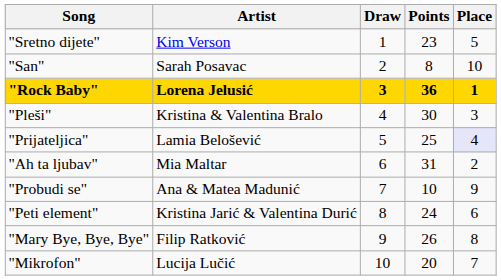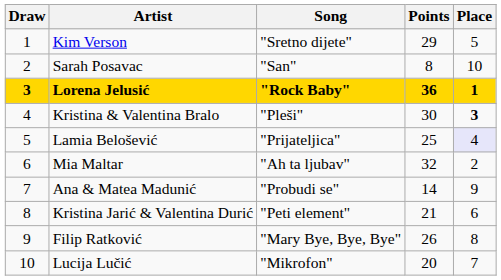columns swapped: (383, 16) <-> (79, 16)
(429, 41) 23 -> (429, 41) 29
(474, 115) normal -> (474, 115) bold
(429, 164) 31 -> (429, 164) 32
(429, 189) 10 -> (429, 189) 14
(429, 213) 24 -> (429, 213) 21
